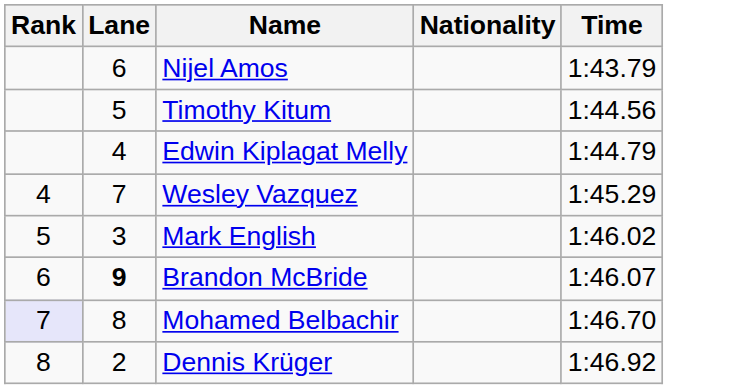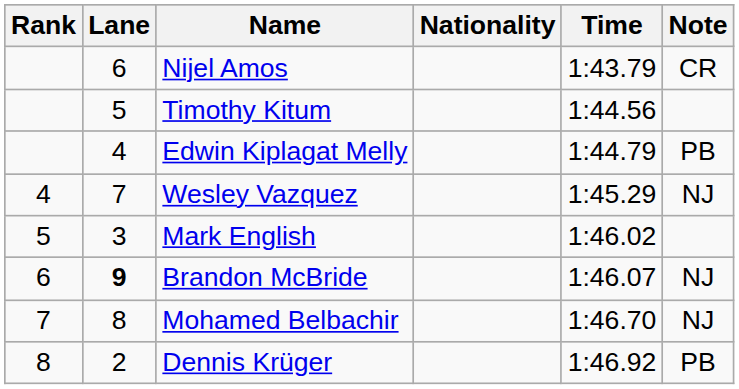+ column: (698, 25)
(43, 320) lavender background -> (43, 320) no background
